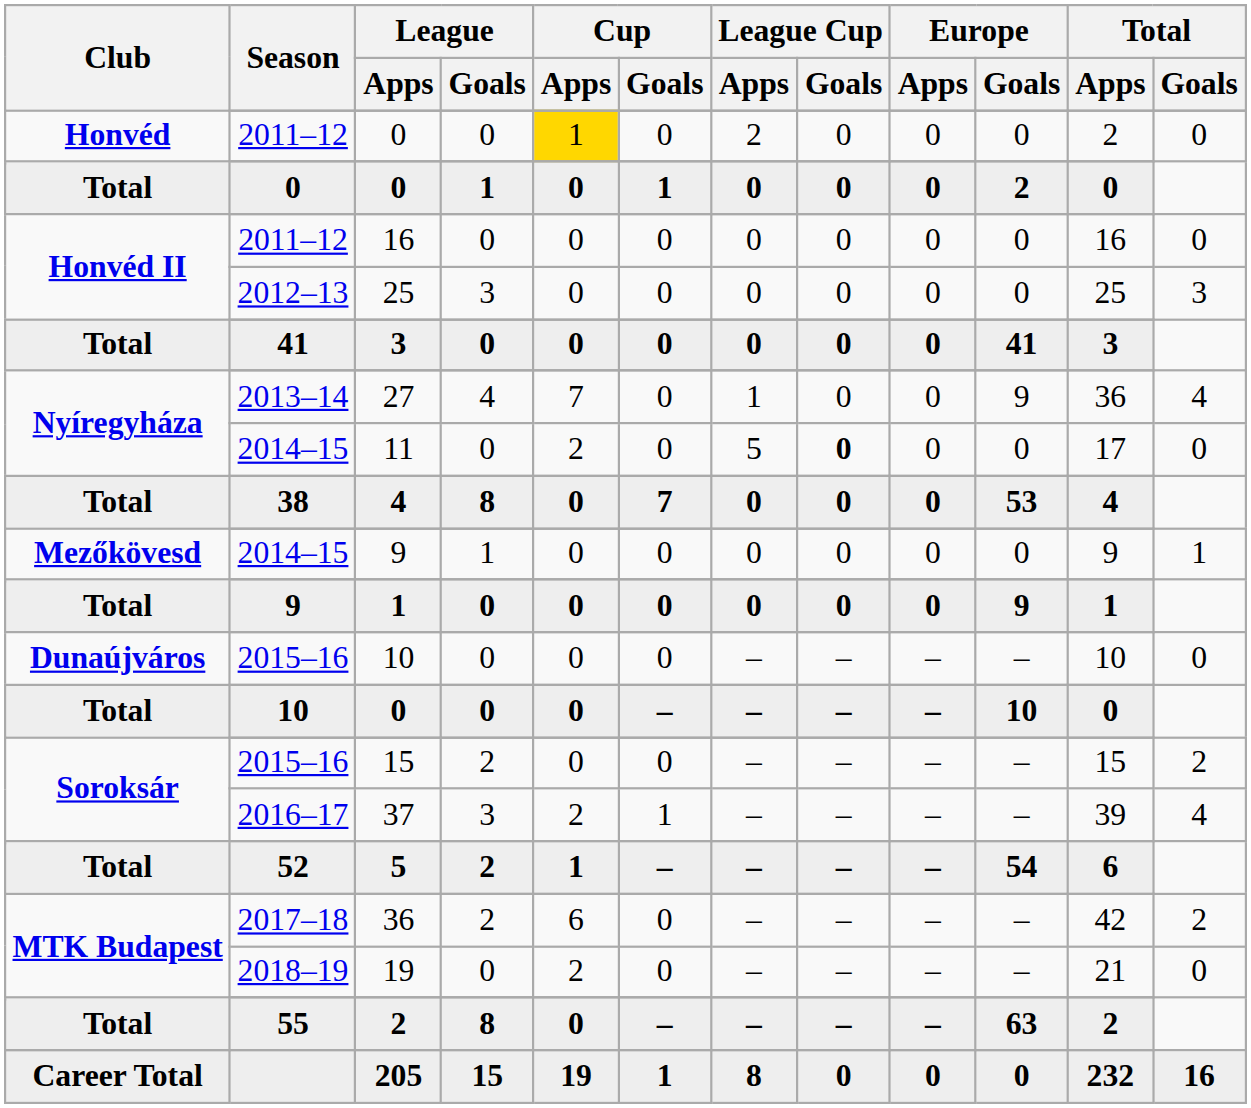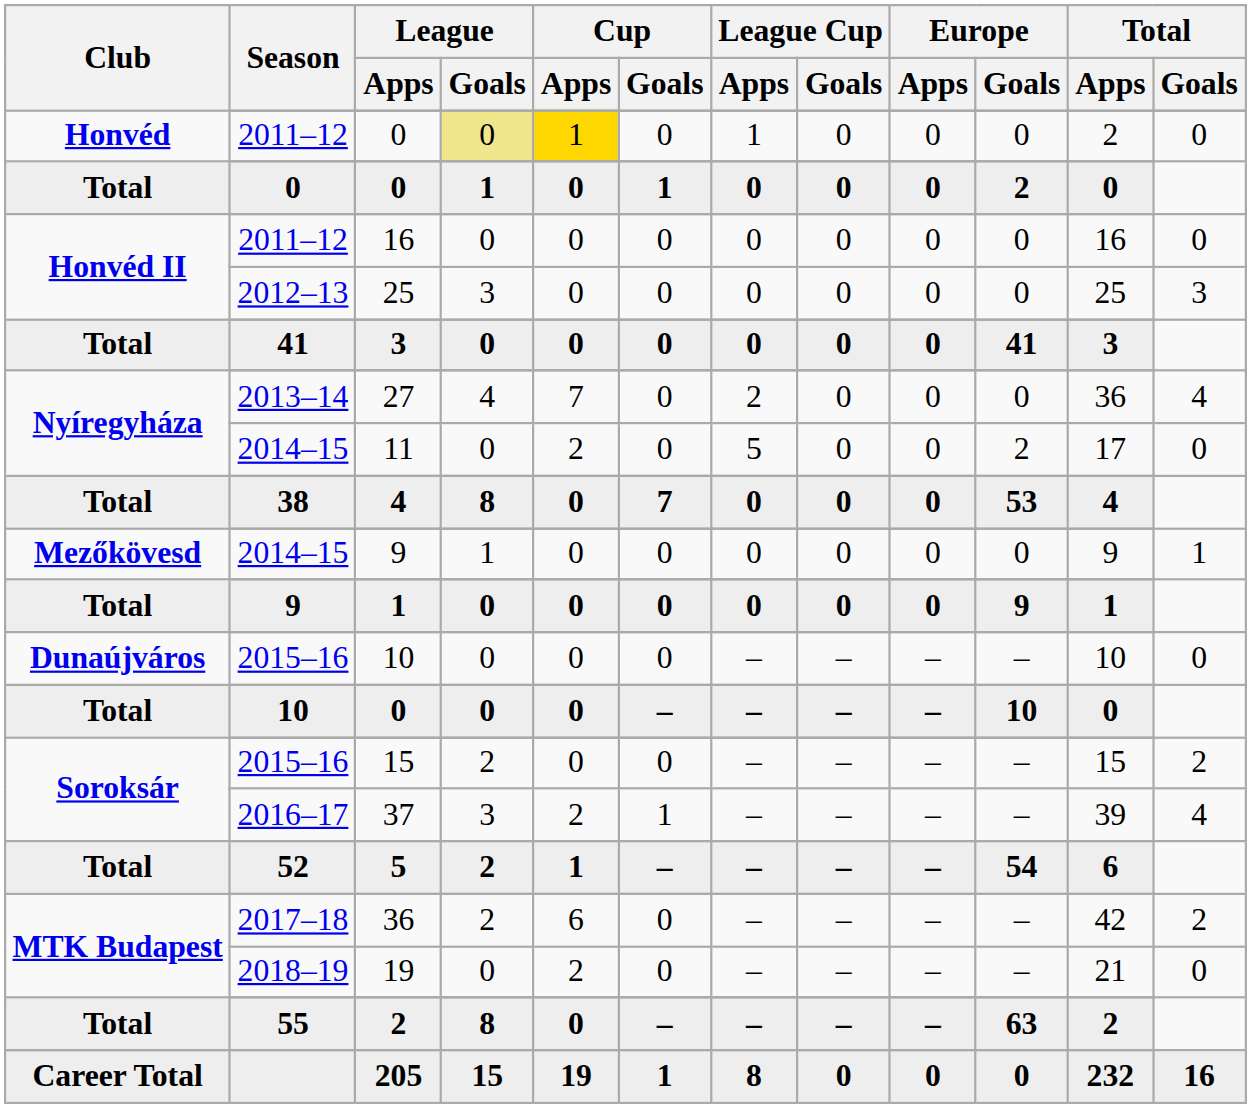(487, 135) no background -> (487, 135) khaki background
(754, 135) 2 -> (754, 135) 1
(754, 396) 1 -> (754, 396) 2
(1022, 396) 9 -> (1022, 396) 0
(844, 449) bold -> (844, 449) normal
(1022, 449) 0 -> (1022, 449) 2
